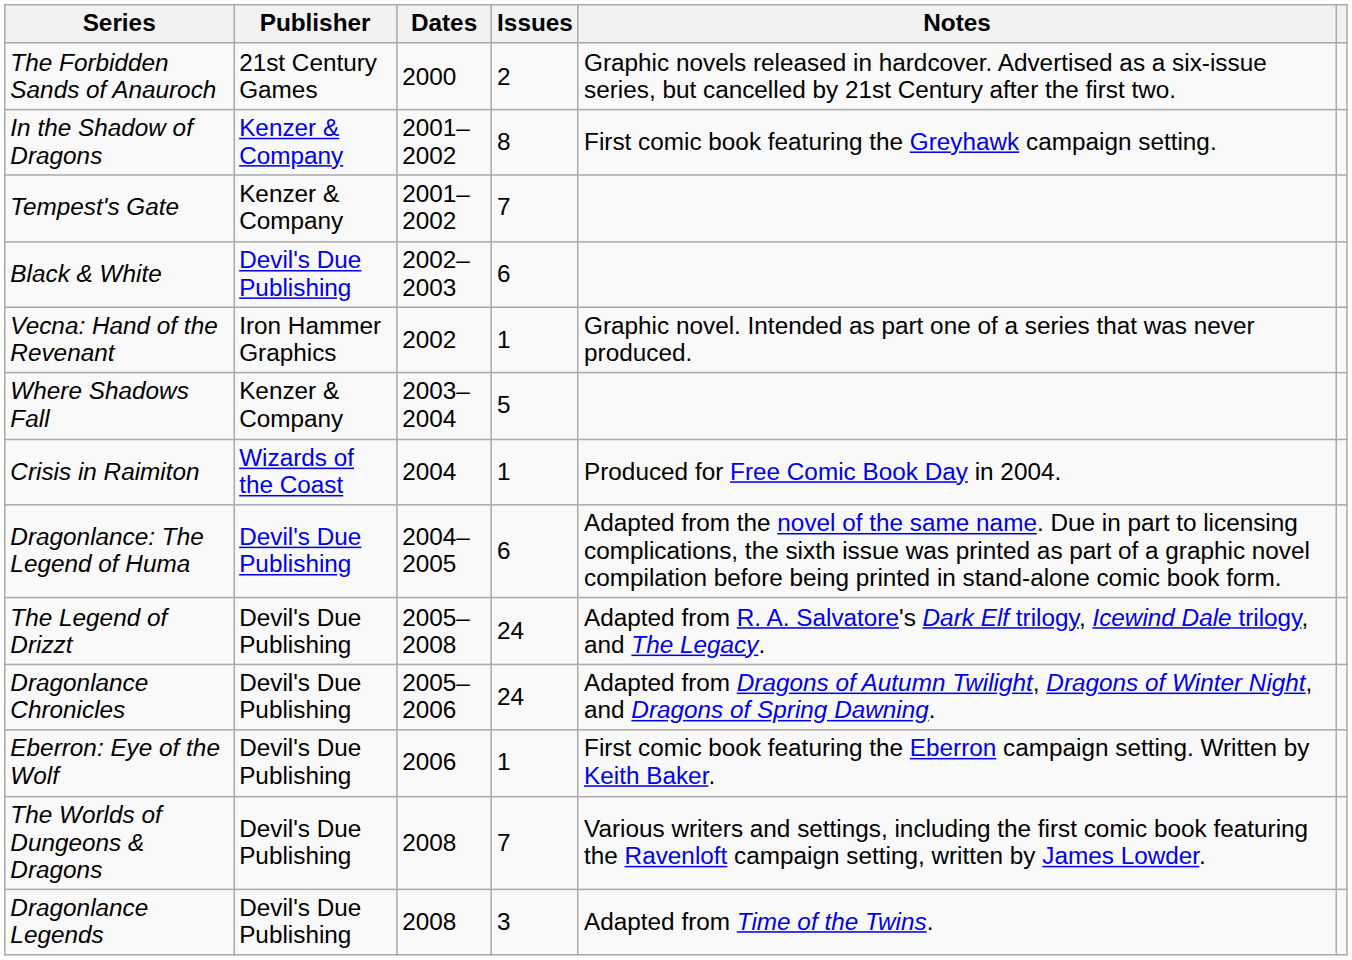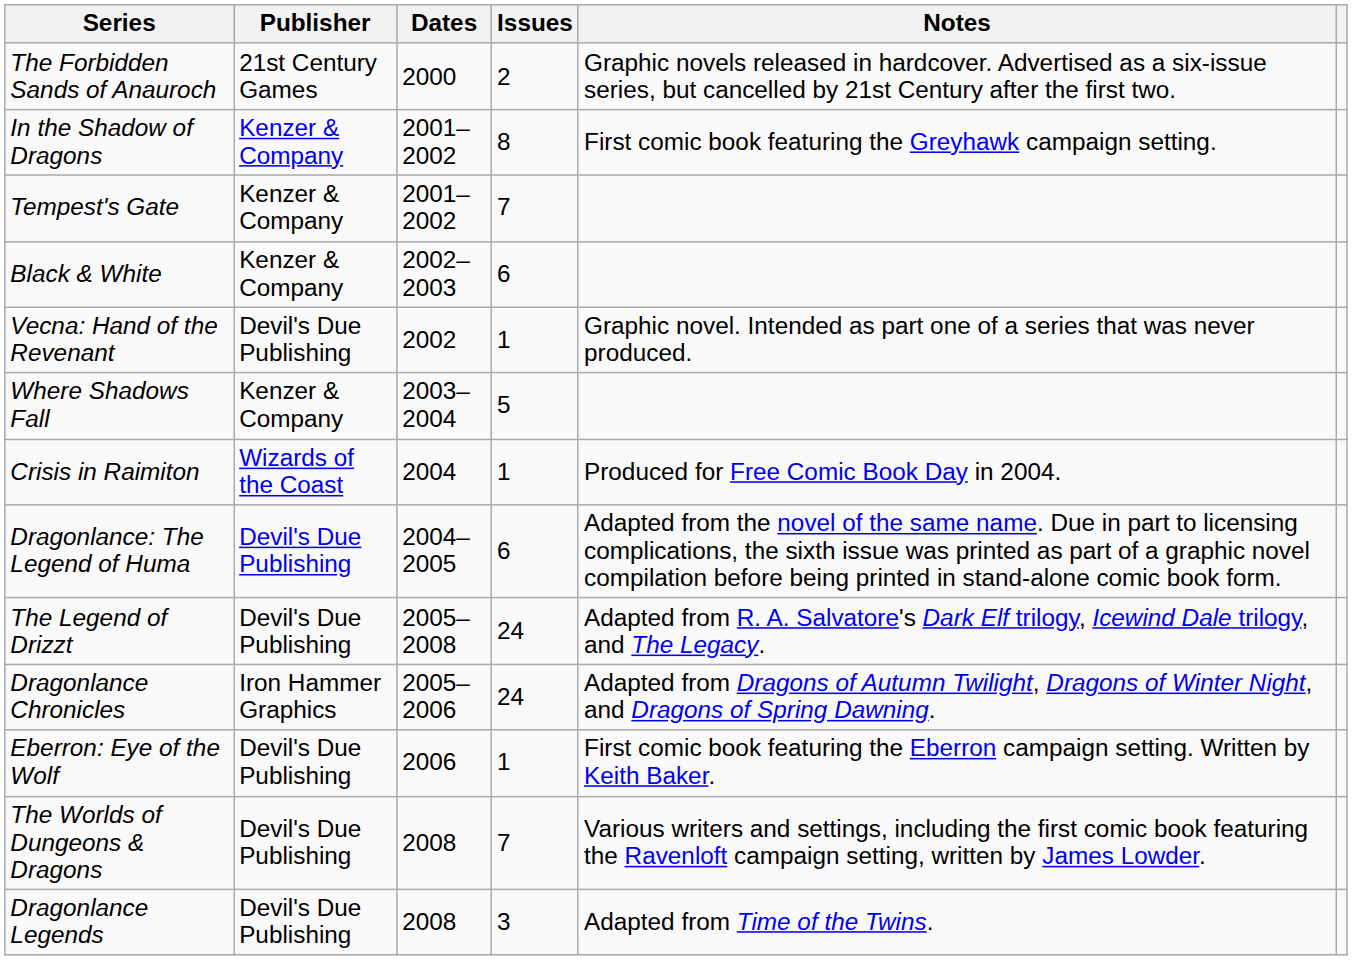(300, 273) Devil's Due Publishing -> (291, 273) Kenzer & Company
(310, 339) Iron Hammer Graphics -> (300, 339) Devil's Due Publishing
(300, 696) Devil's Due Publishing -> (310, 696) Iron Hammer Graphics
